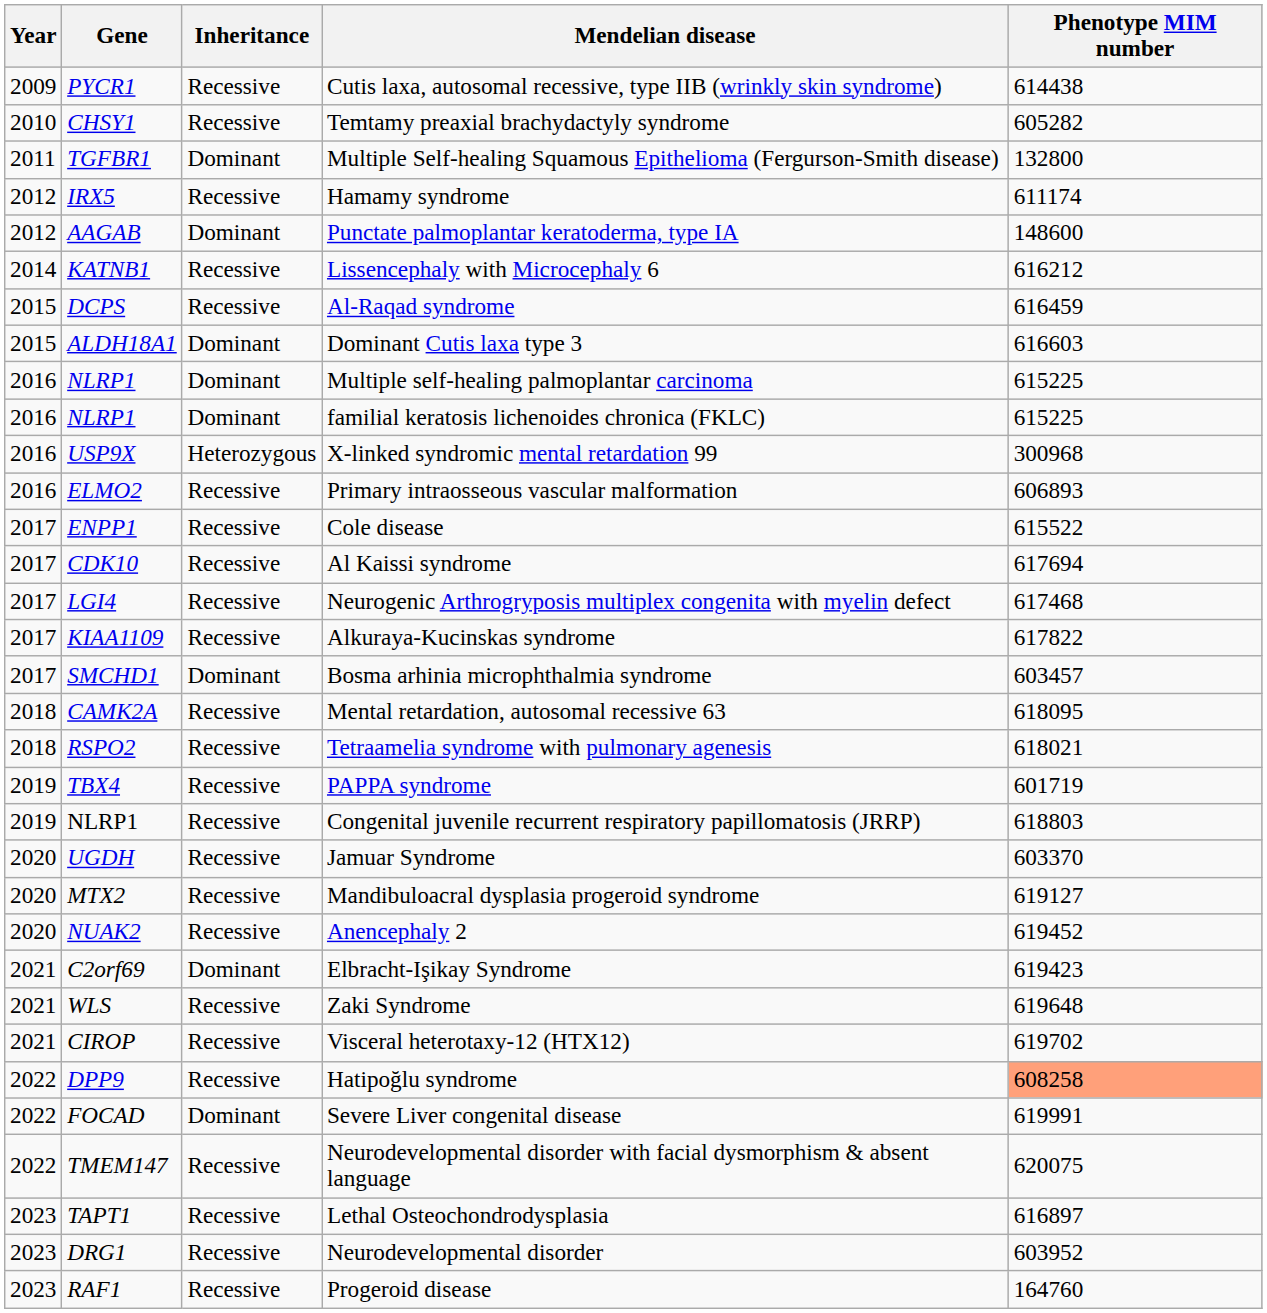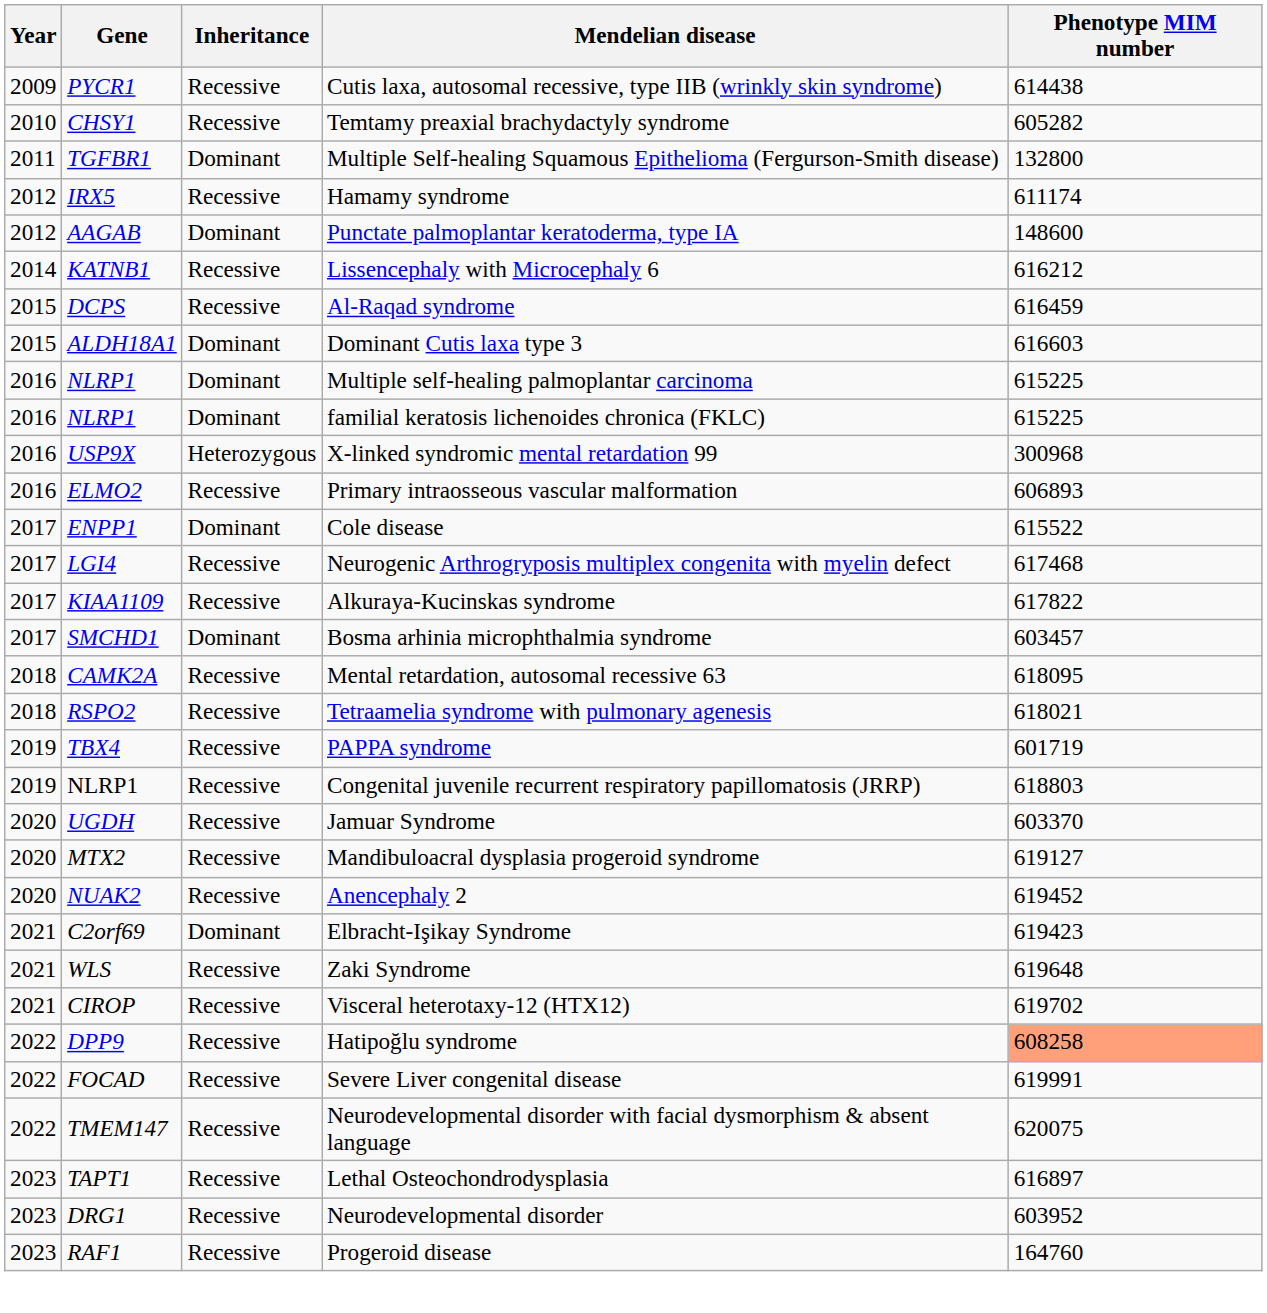(234, 527) Recessive -> (234, 527) Dominant
- row: (419, 564)
(234, 1116) Dominant -> (234, 1079) Recessive
